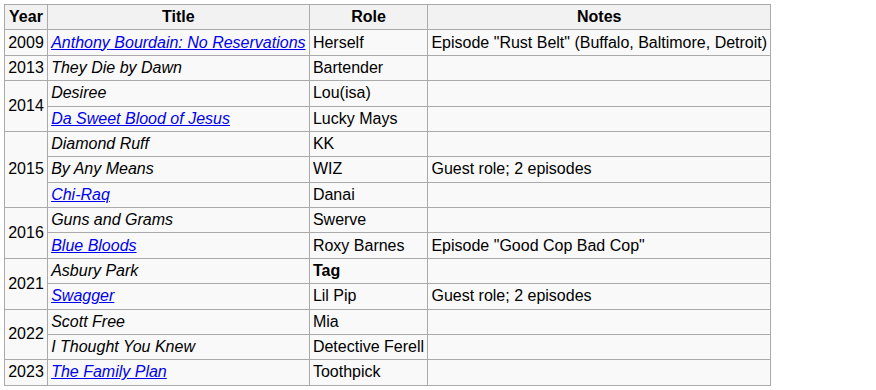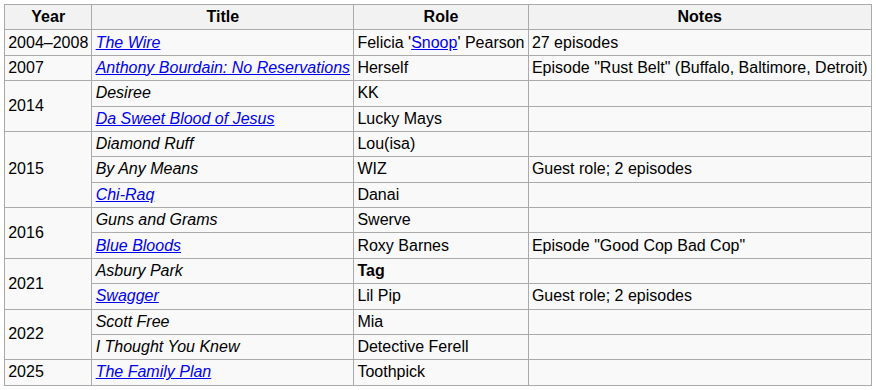+ row: (128, 42)
(26, 42) 2009 -> (26, 67) 2007
- row: (117, 67)
(342, 93) Lou(isa) -> (368, 93) KK
(324, 144) KK -> (386, 144) Lou(isa)
(26, 372) 2023 -> (26, 372) 2025
